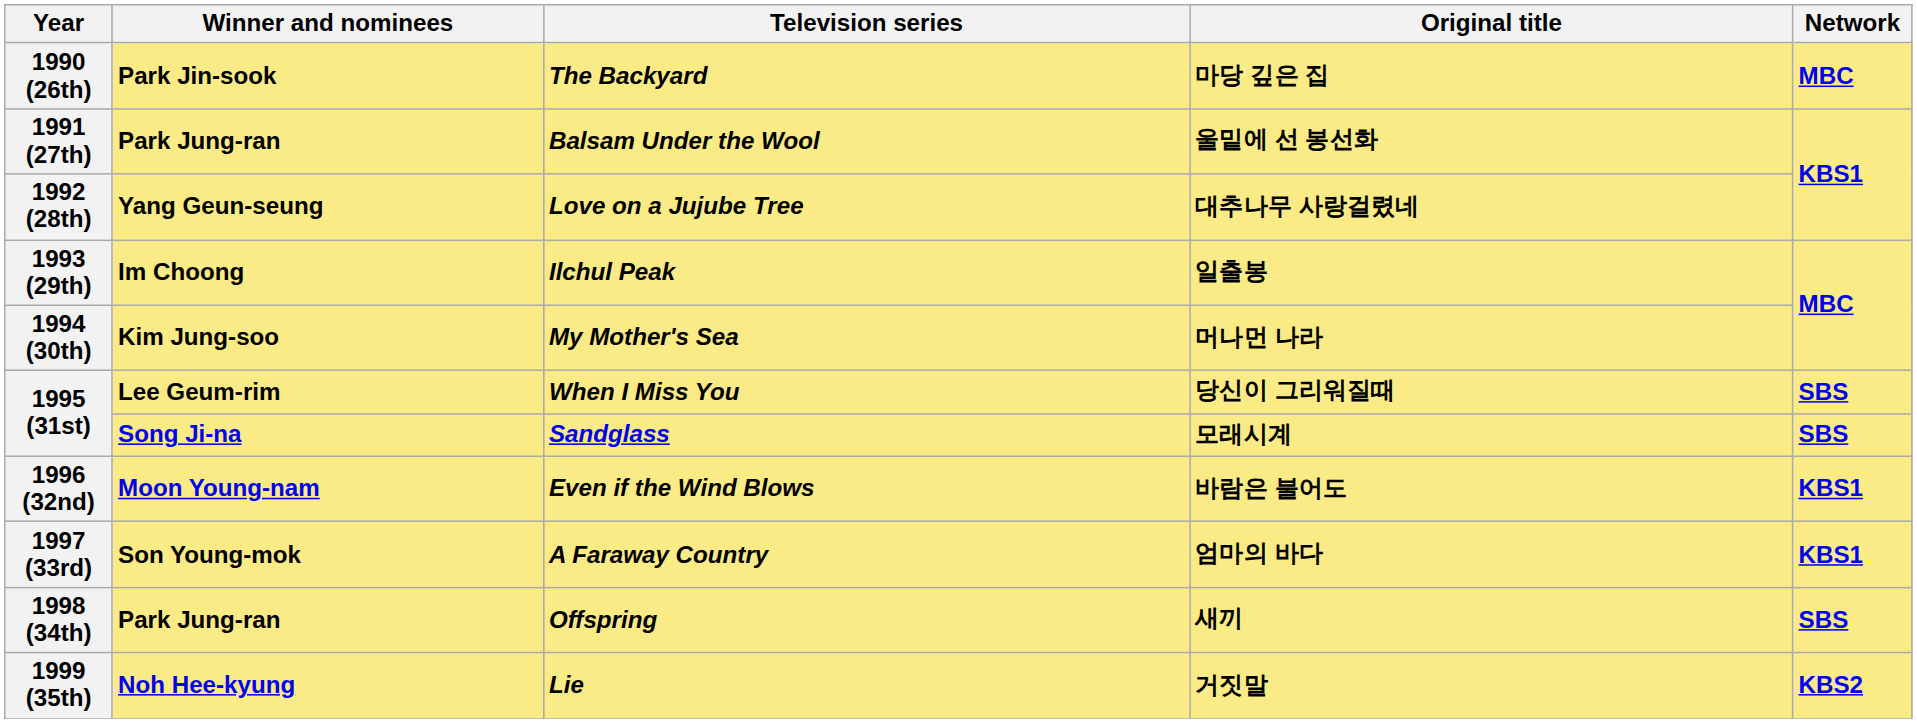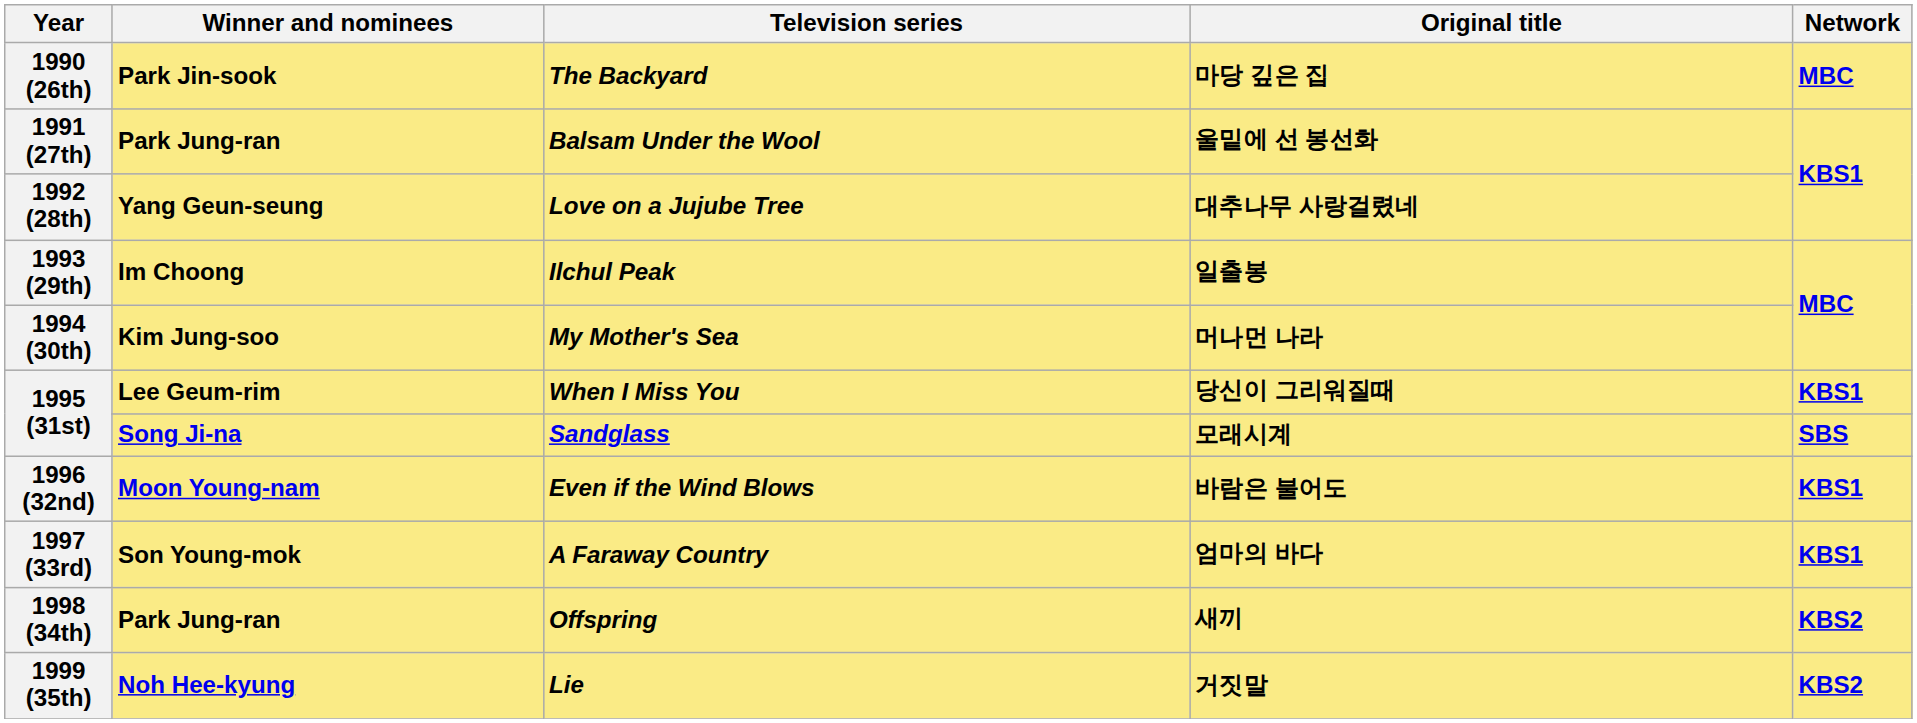(1823, 391) SBS -> (1831, 391) KBS1
(1823, 619) SBS -> (1831, 619) KBS2
